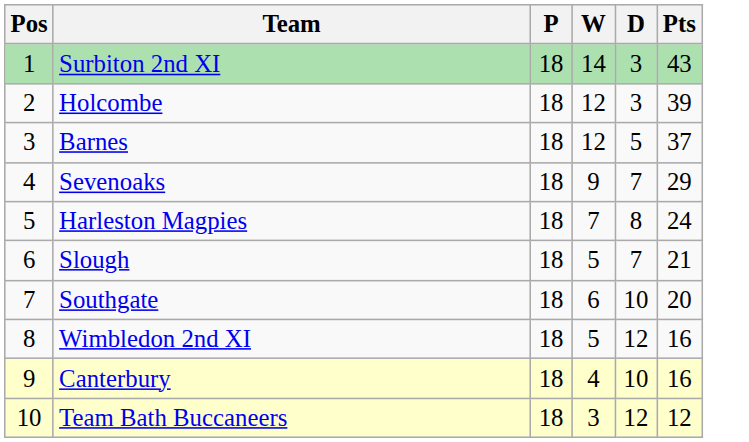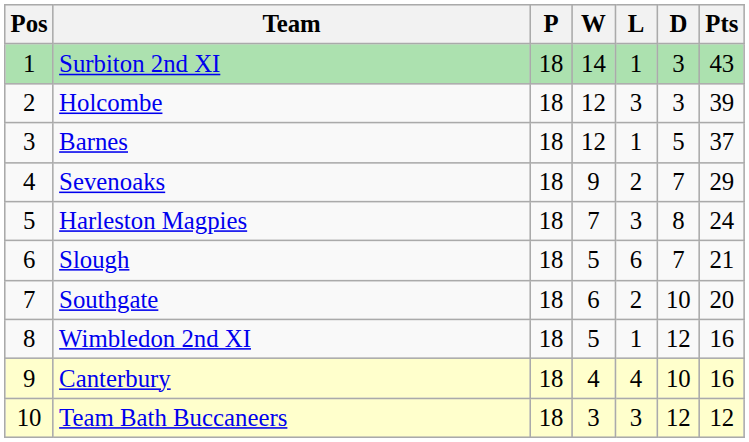+ column: (636, 24)
